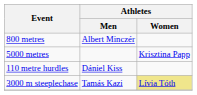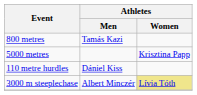(108, 40) Albert Minczér -> (102, 40) Tamás Kazi
(102, 83) Tamás Kazi -> (108, 83) Albert Minczér
